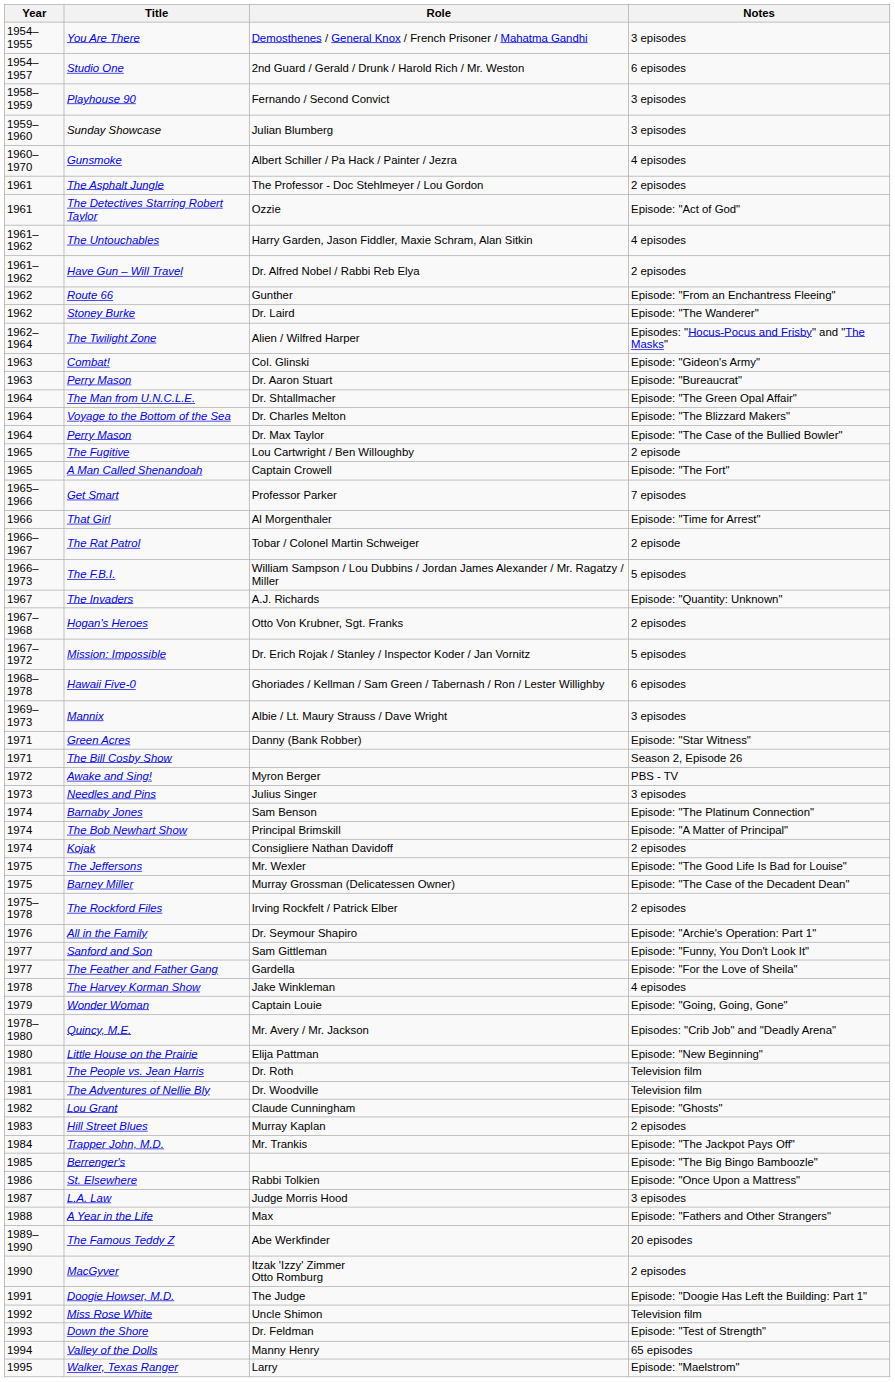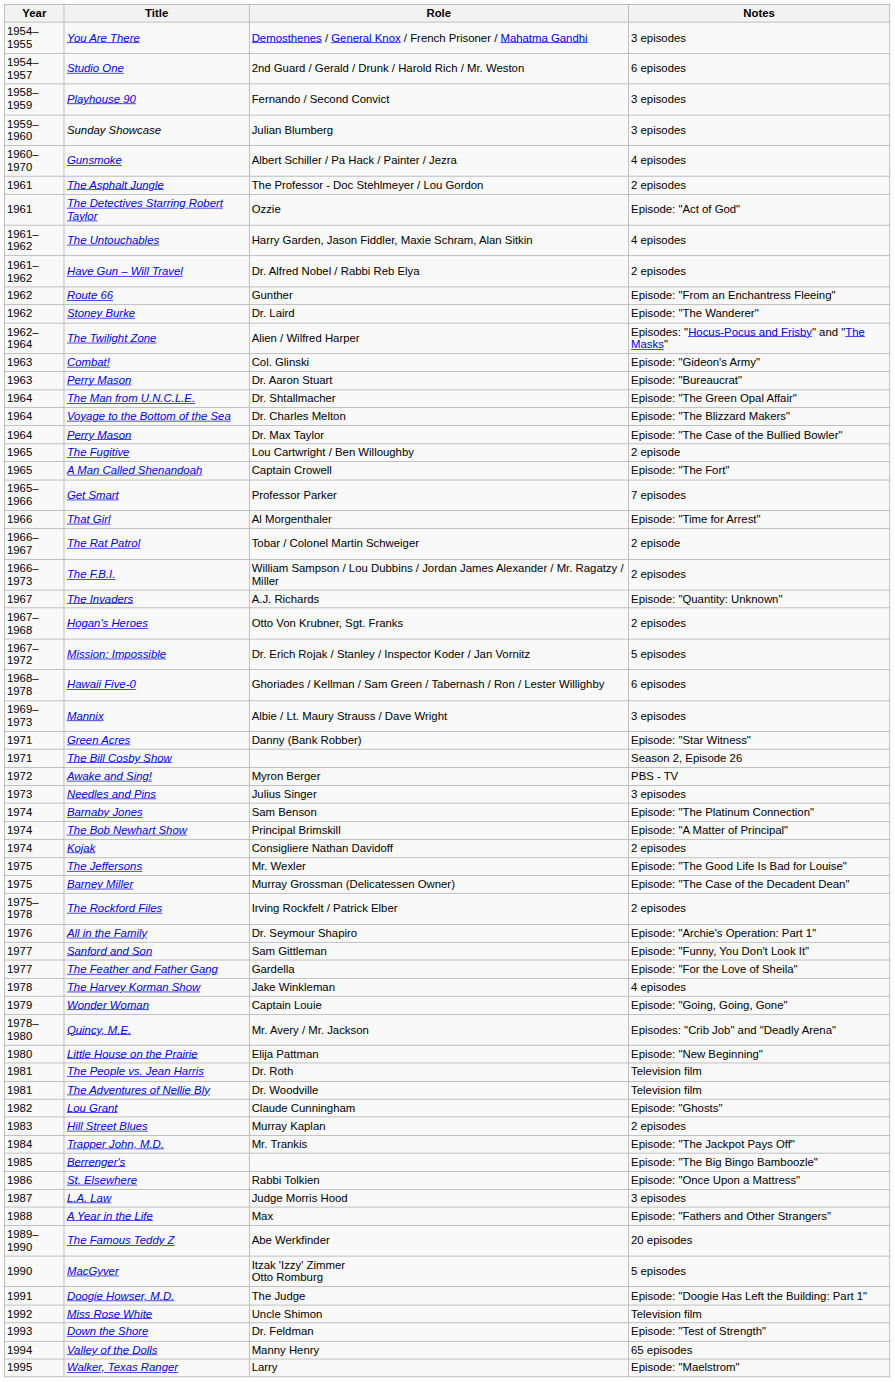(659, 574) 5 episodes -> (659, 574) 2 episodes
(659, 1271) 2 episodes -> (659, 1271) 5 episodes
